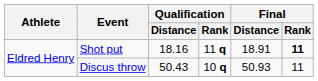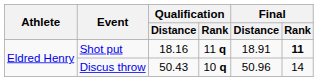(256, 67) 50.93 -> (256, 67) 50.96
(298, 67) 11 -> (298, 67) 14
